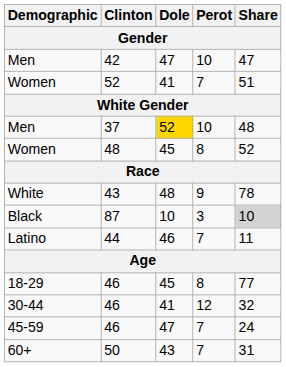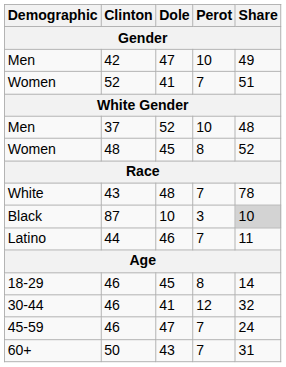(246, 60) 47 -> (246, 60) 49
(167, 127) gold background -> (167, 127) no background
(200, 194) 9 -> (200, 194) 7
(246, 283) 77 -> (246, 283) 14
